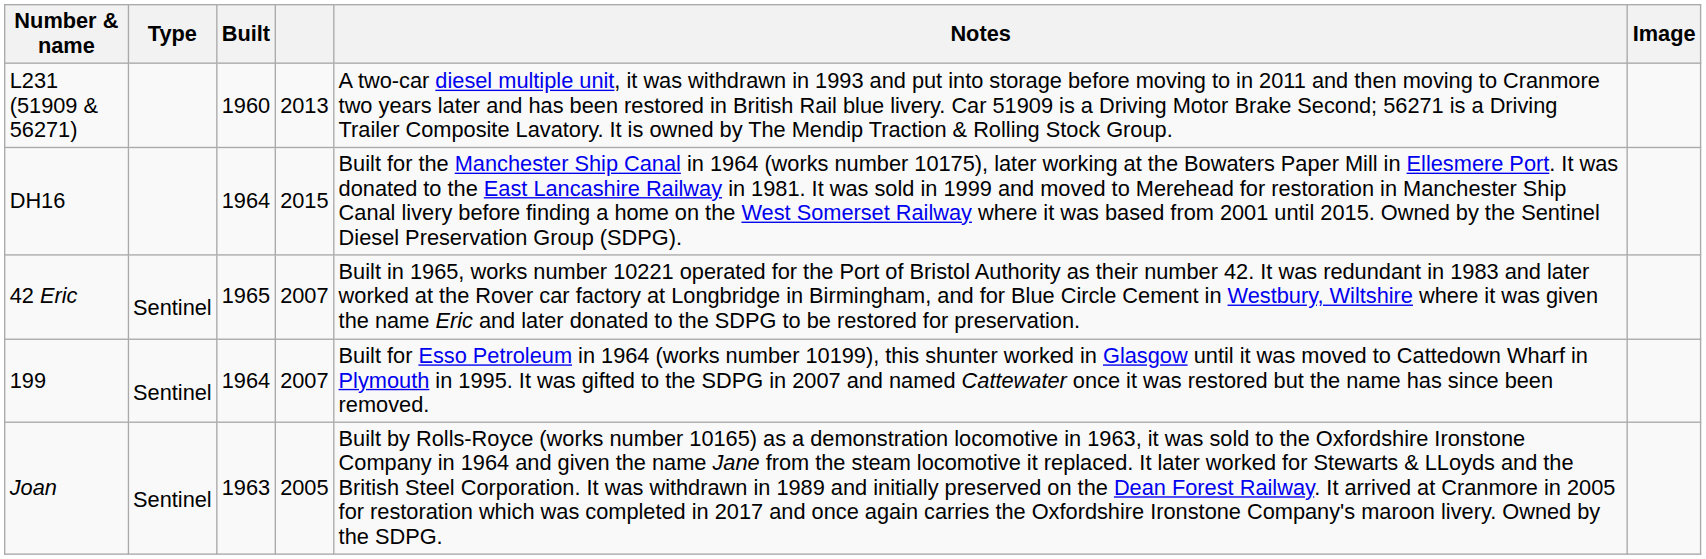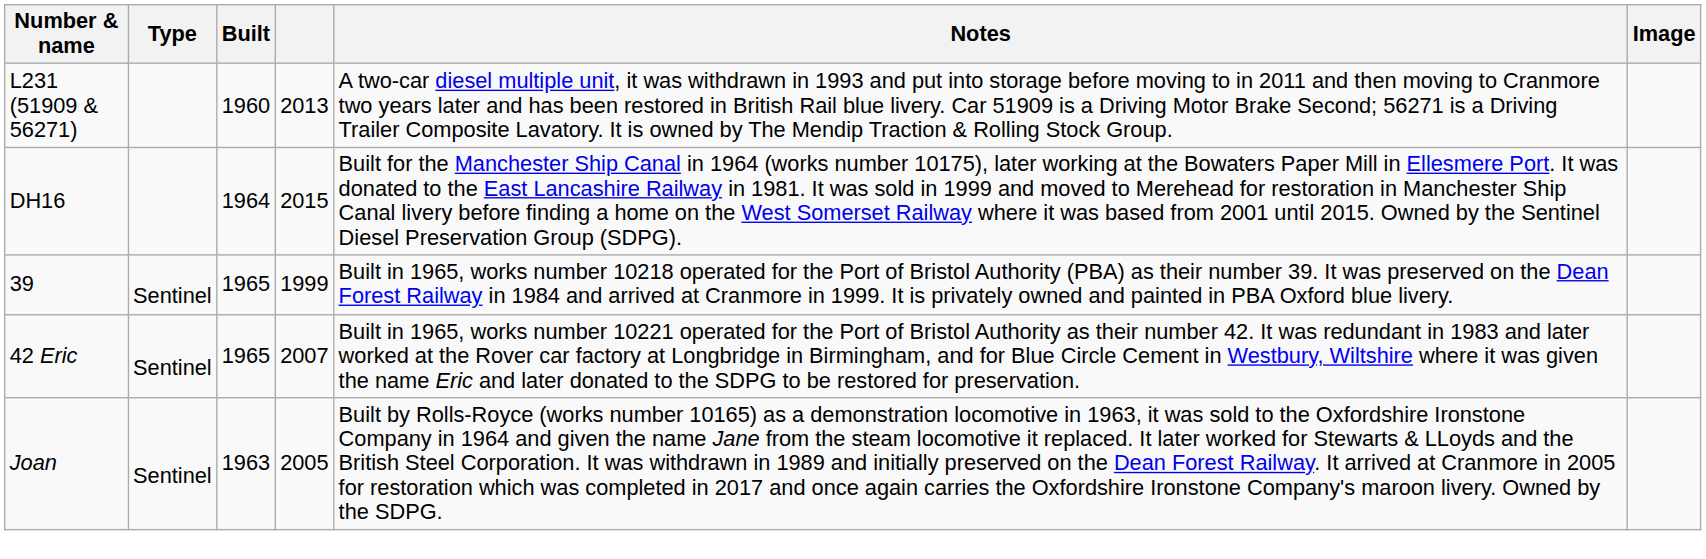+ row: (22, 284)
- row: (28, 380)
